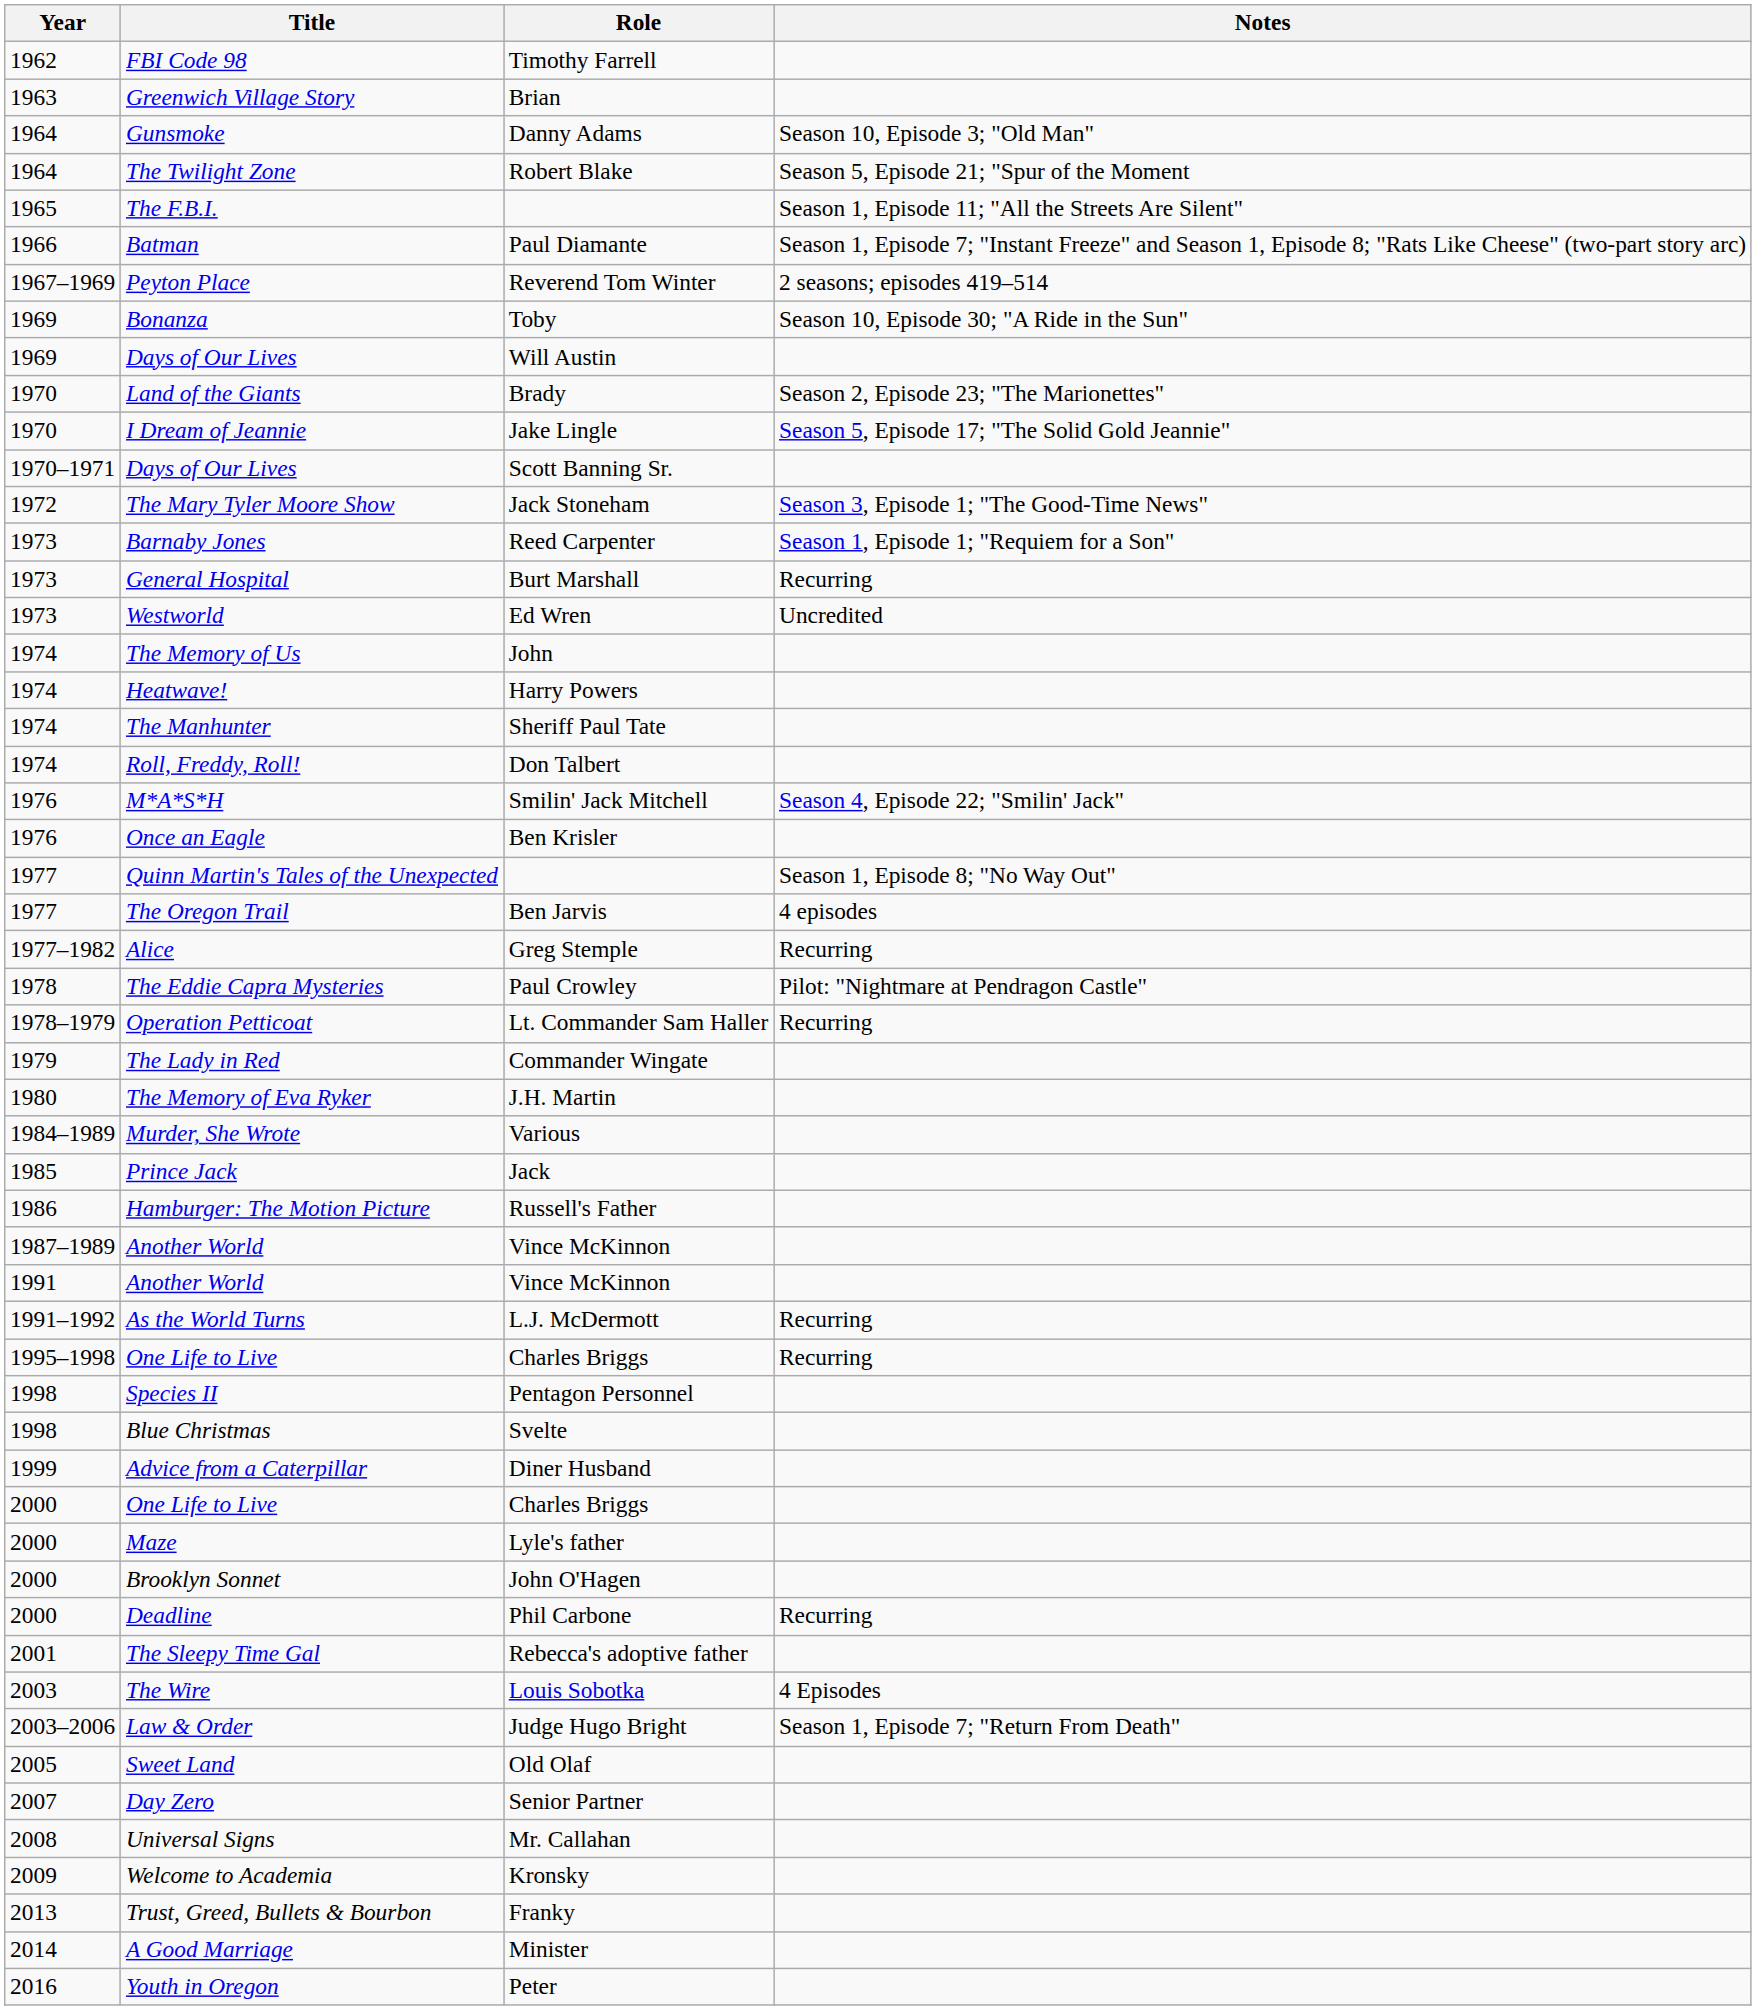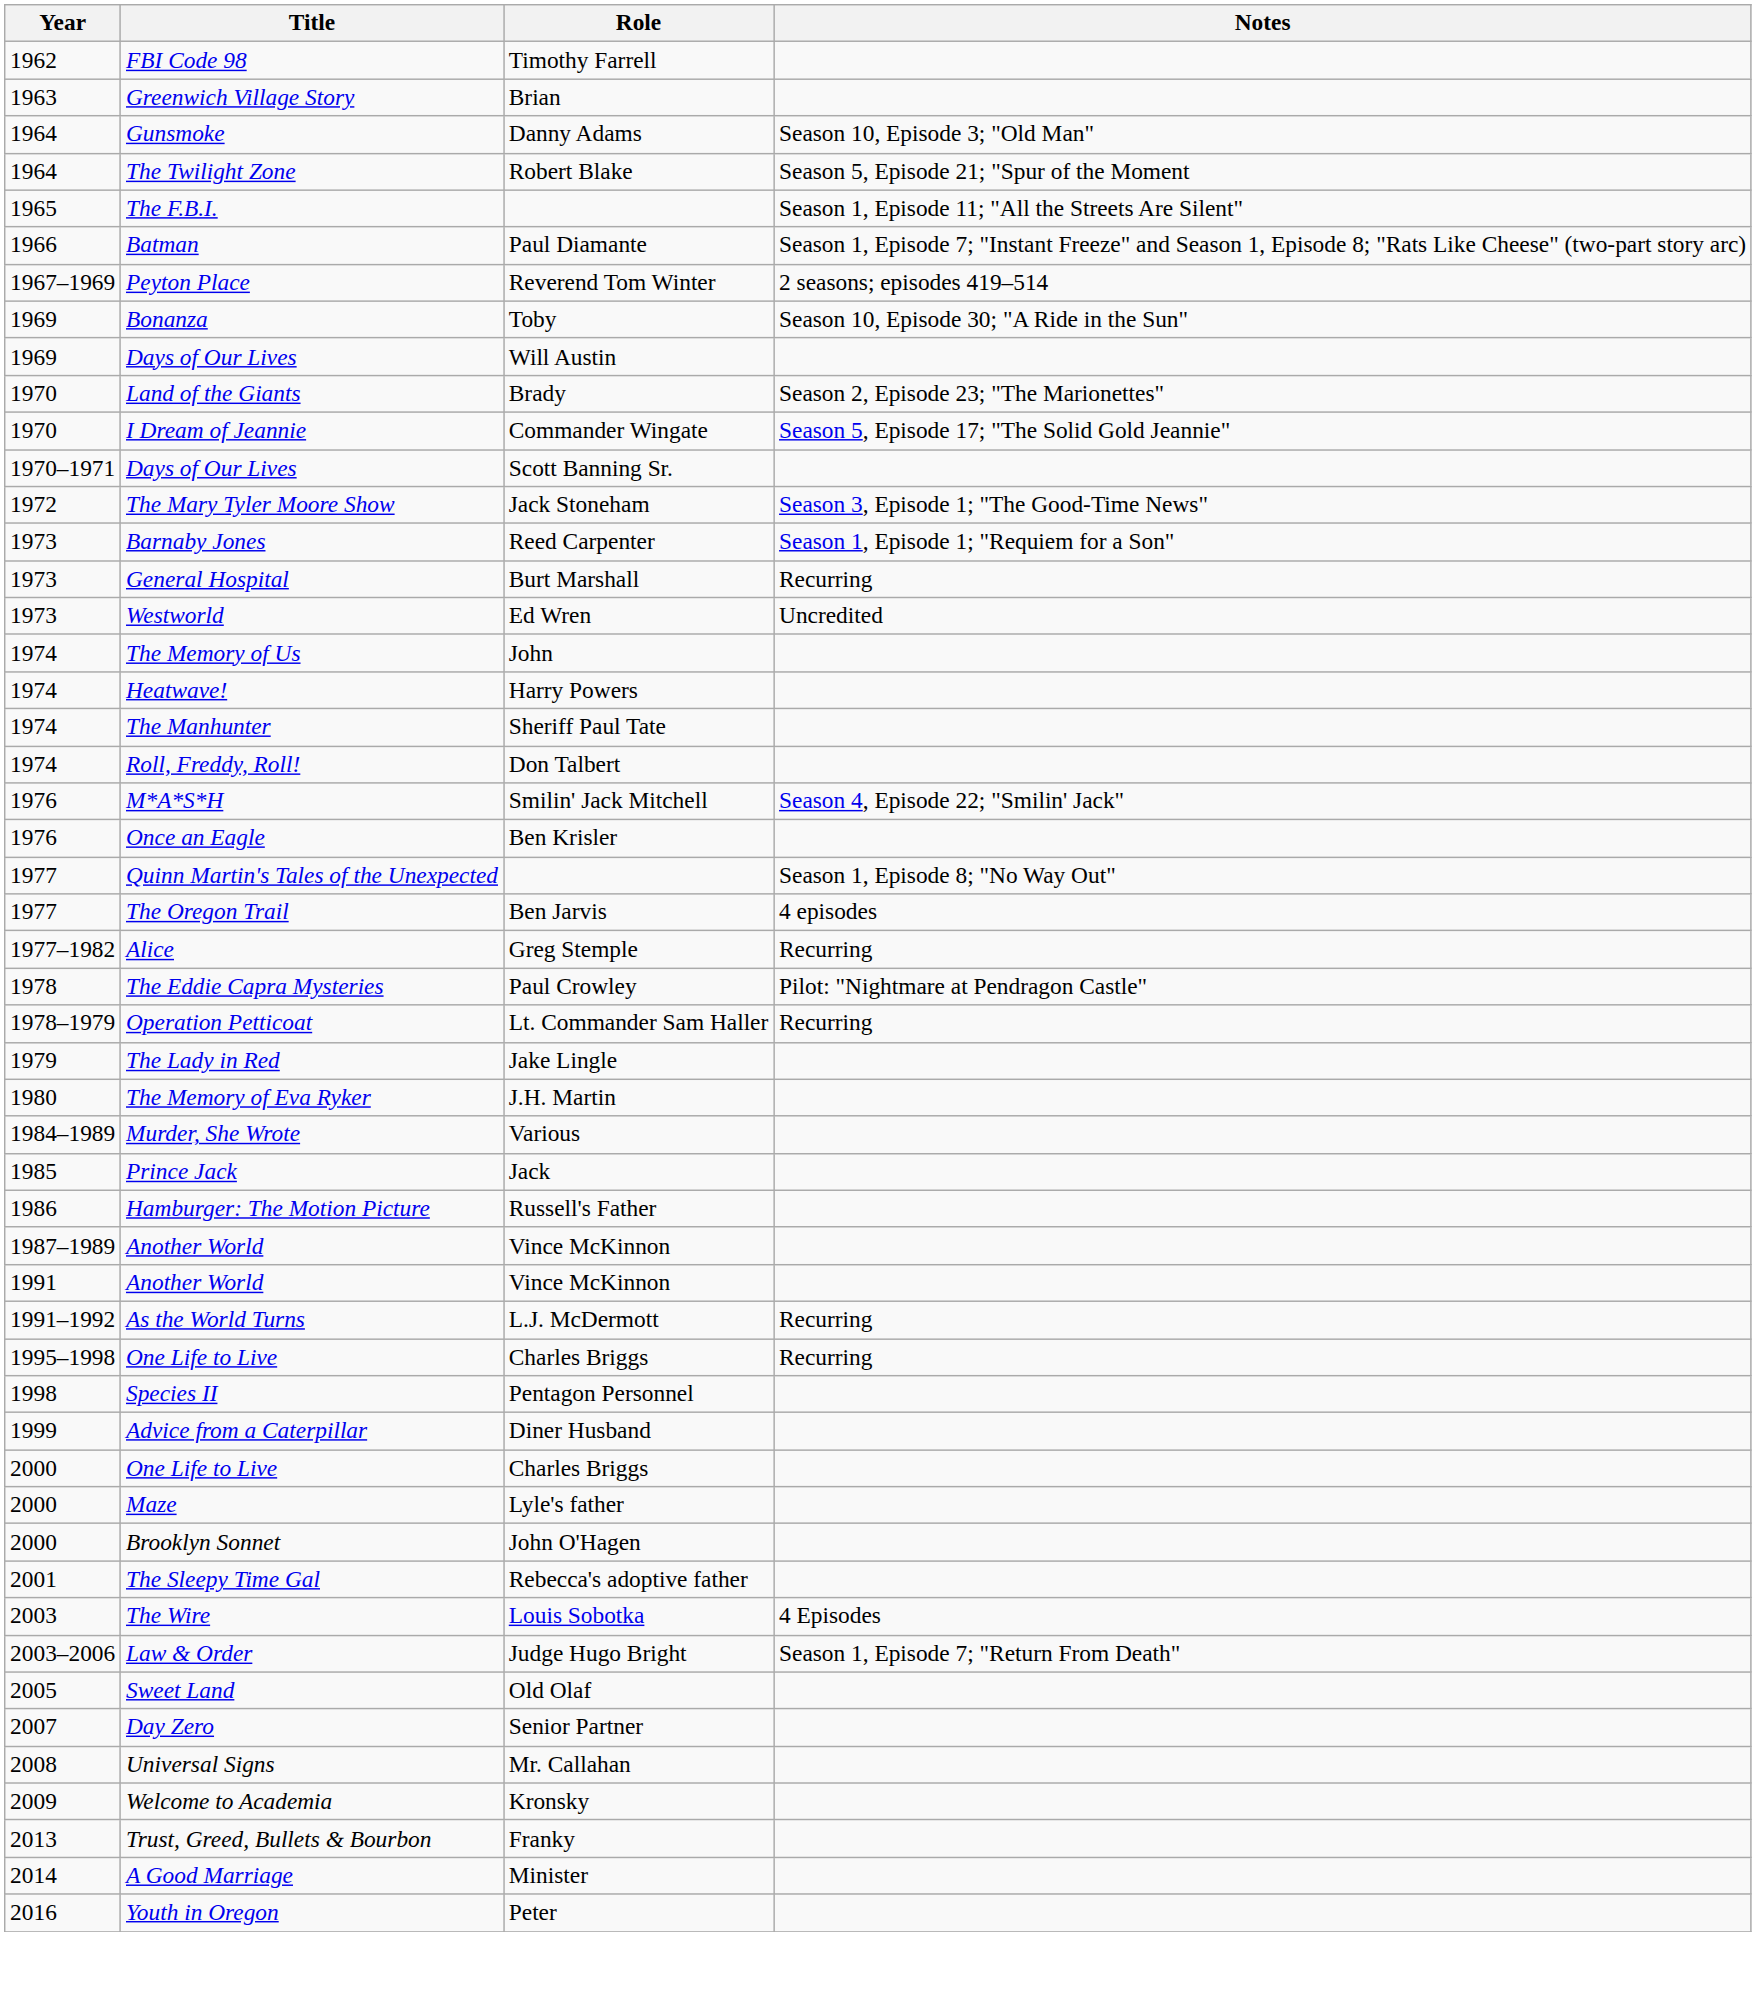(563, 430) Jake Lingle -> (608, 430) Commander Wingate
(608, 1060) Commander Wingate -> (563, 1060) Jake Lingle
- row: (33, 1430)
- row: (33, 1616)
